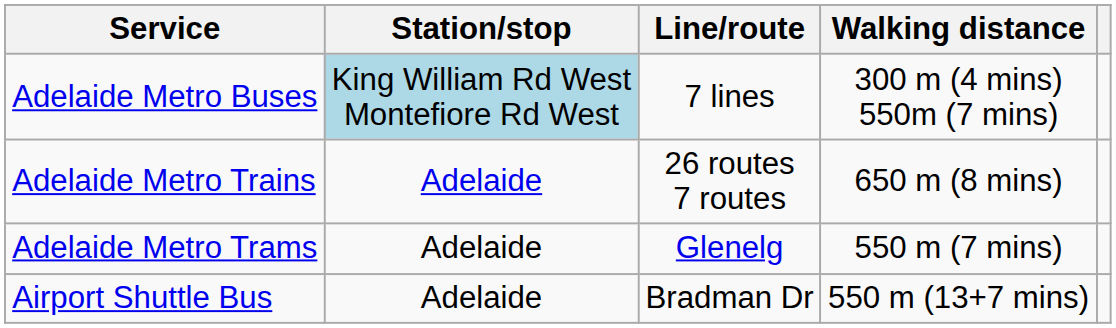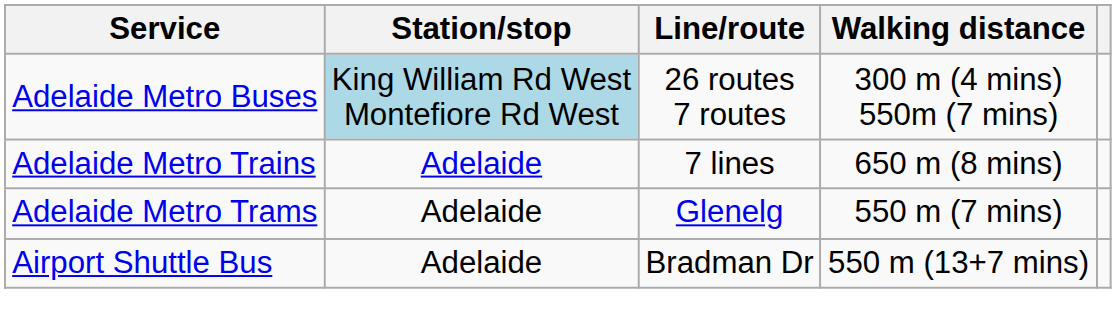(730, 96) 7 lines -> (730, 96) 26 routes 7 routes
(730, 180) 26 routes 7 routes -> (730, 163) 7 lines
